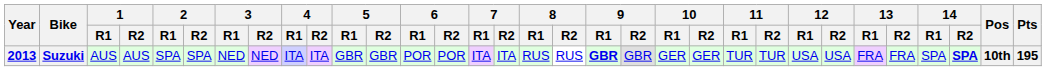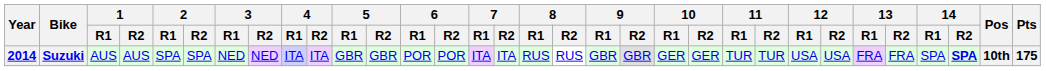(22, 56) 2013 -> (22, 56) 2014
(603, 56) bold -> (603, 56) normal
(1027, 56) 195 -> (1027, 56) 175
